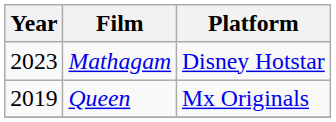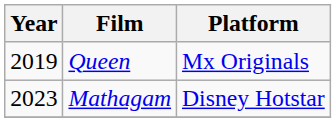rows swapped: (99, 98) <-> (120, 60)
